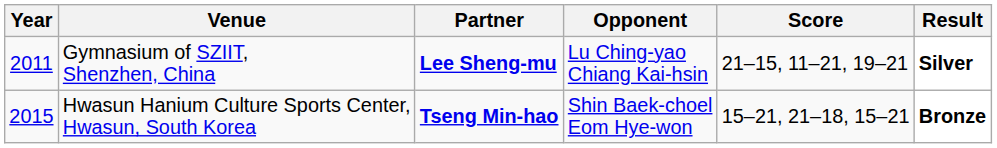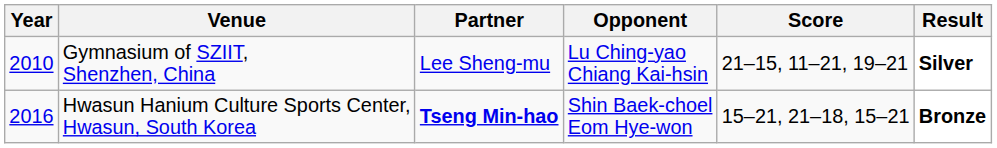(31, 63) 2011 -> (31, 63) 2010
(488, 63) bold -> (485, 63) normal
(31, 117) 2015 -> (31, 117) 2016
